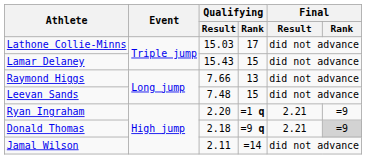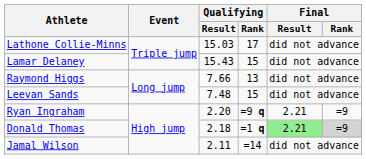(253, 112) =1 q -> (253, 112) =9 q
(253, 128) =9 q -> (253, 128) =1 q
(295, 128) no background -> (295, 128) lightgreen background
